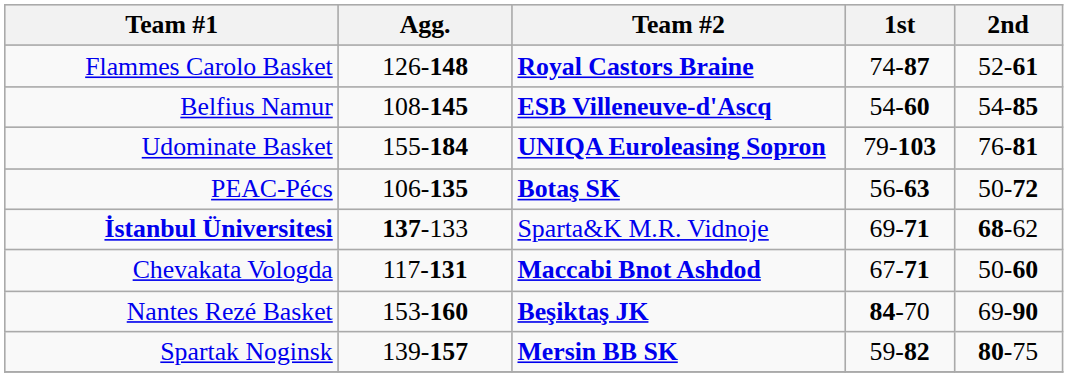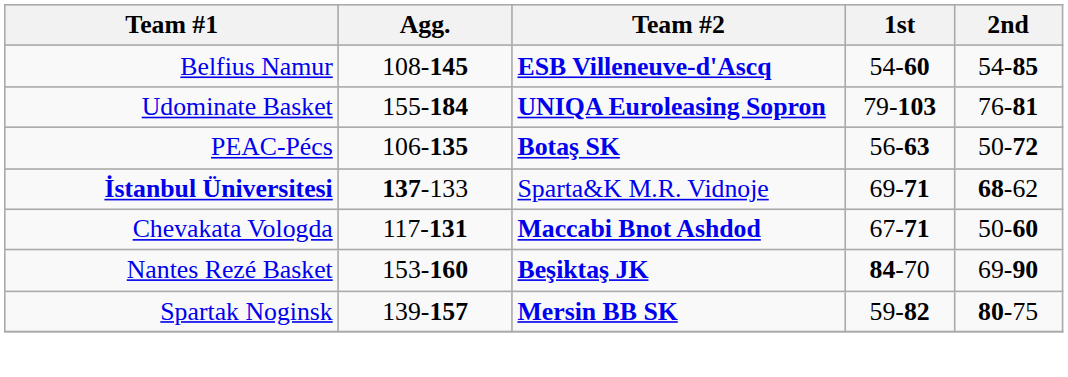- row: (209, 65)
